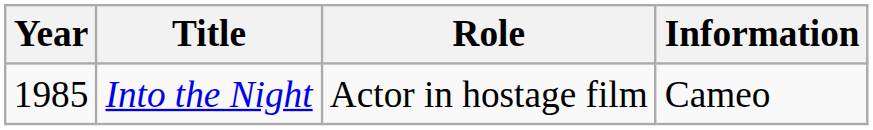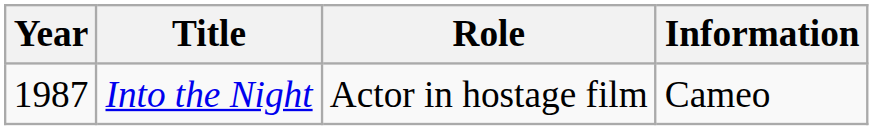(51, 93) 1985 -> (51, 93) 1987
